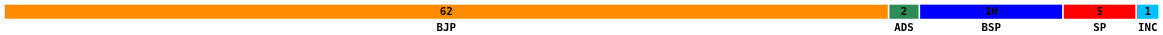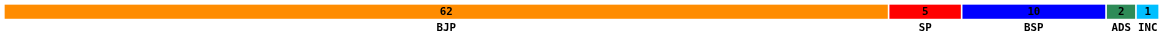columns swapped: (904, 12) <-> (1100, 12)
